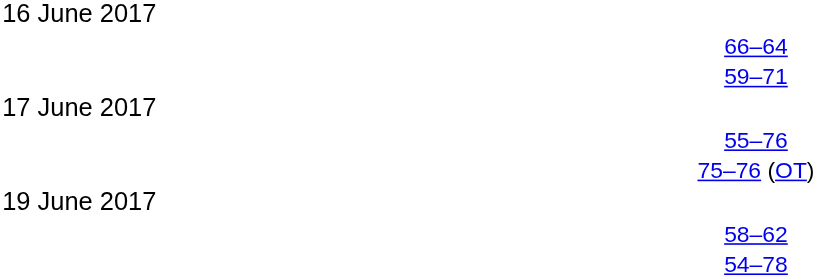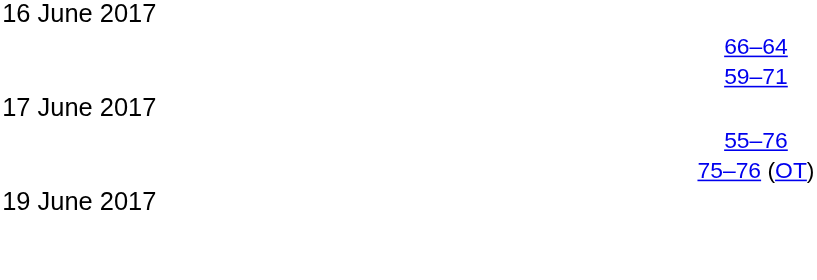- row: (314, 234)
- row: (314, 264)
